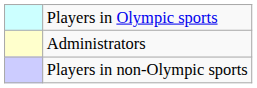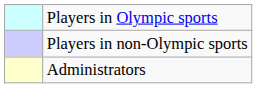rows swapped: (147, 69) <-> (96, 43)
